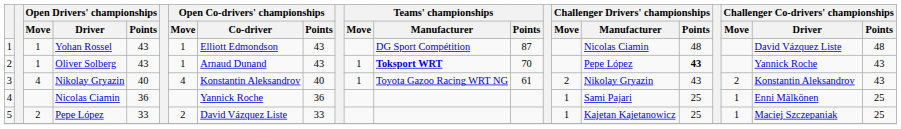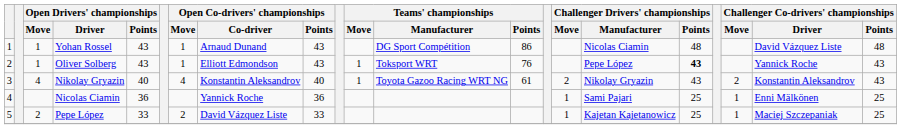(239, 46) Elliott Edmondson -> (233, 46) Arnaud Dunand
(527, 46) 87 -> (527, 46) 86
(233, 63) Arnaud Dunand -> (239, 63) Elliott Edmondson
(409, 63) bold -> (407, 63) normal
(527, 63) 70 -> (527, 63) 76
